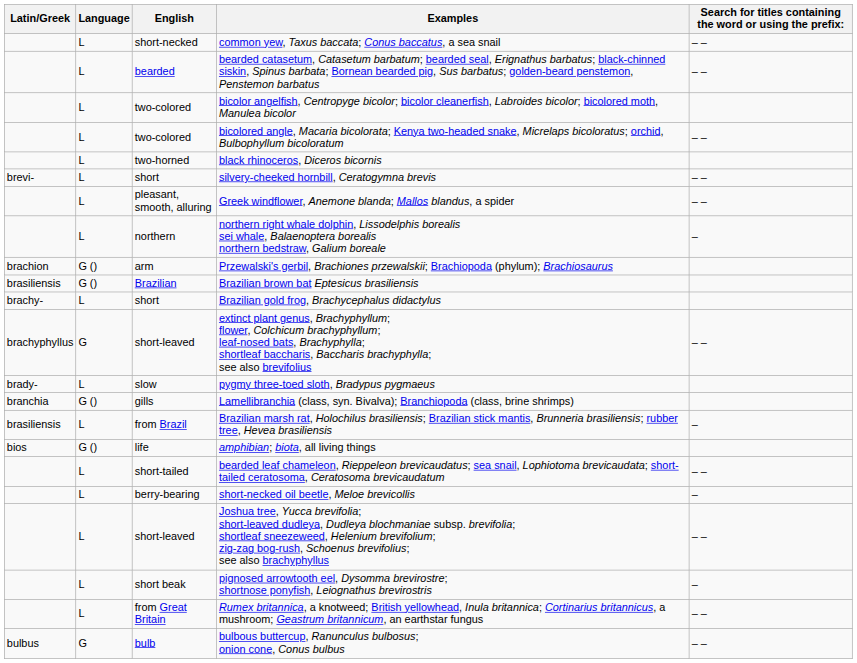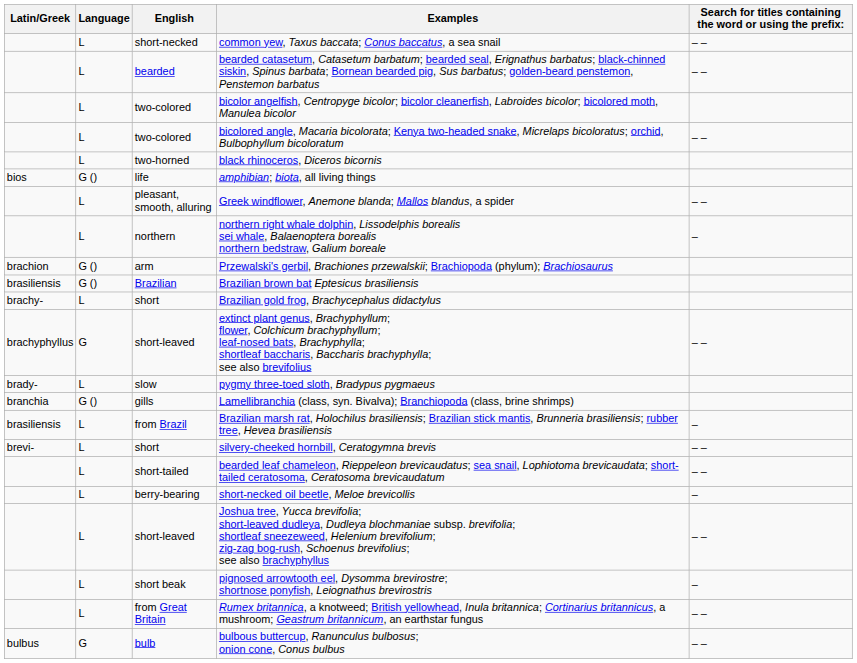rows swapped: (297, 448) <-> (328, 177)
